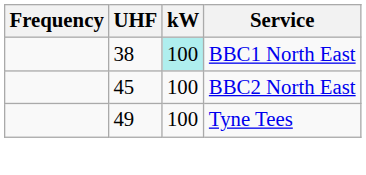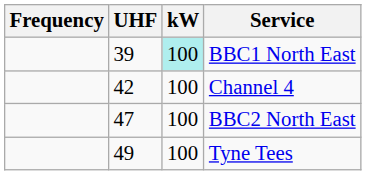(124, 53) 38 -> (124, 53) 39
+ row: (251, 86)
(124, 86) 45 -> (124, 119) 47
